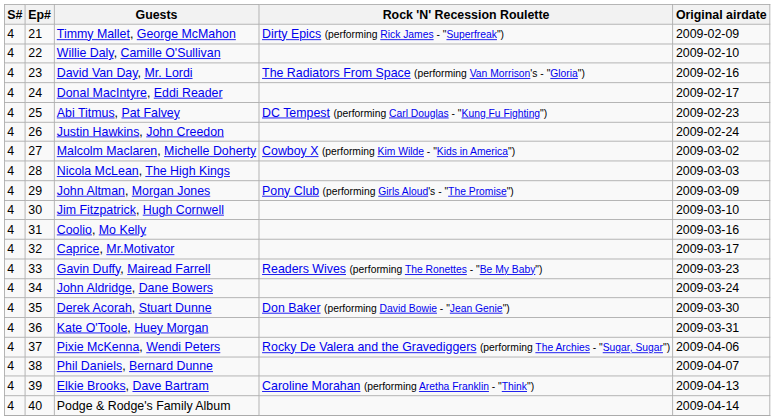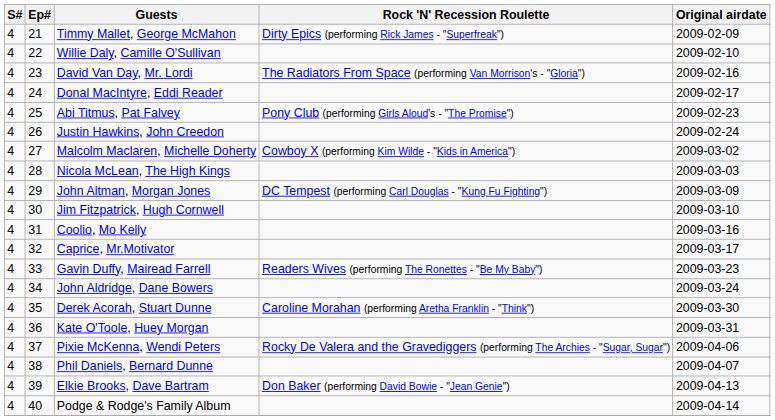(405, 112) DC Tempest (performing Carl Douglas - "Kung Fu Fighting") -> (388, 112) Pony Club (performing Girls Aloud's - "The Promise")
(388, 191) Pony Club (performing Girls Aloud's - "The Promise") -> (405, 191) DC Tempest (performing Carl Douglas - "Kung Fu Fighting")
(386, 308) Don Baker (performing David Bowie - "Jean Genie") -> (398, 308) Caroline Morahan (performing Aretha Franklin - "Think")
(398, 386) Caroline Morahan (performing Aretha Franklin - "Think") -> (386, 386) Don Baker (performing David Bowie - "Jean Genie")
